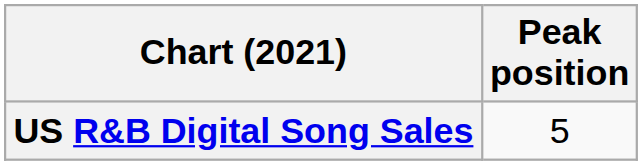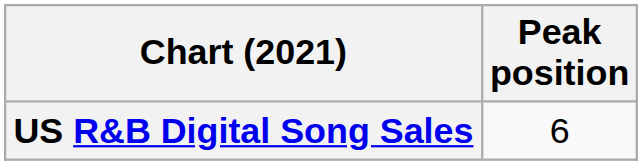(560, 130) 5 -> (560, 130) 6
